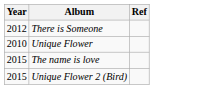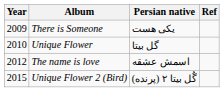+ column: (164, 12)
(17, 28) 2012 -> (17, 28) 2009
(17, 60) 2015 -> (17, 62) 2012
